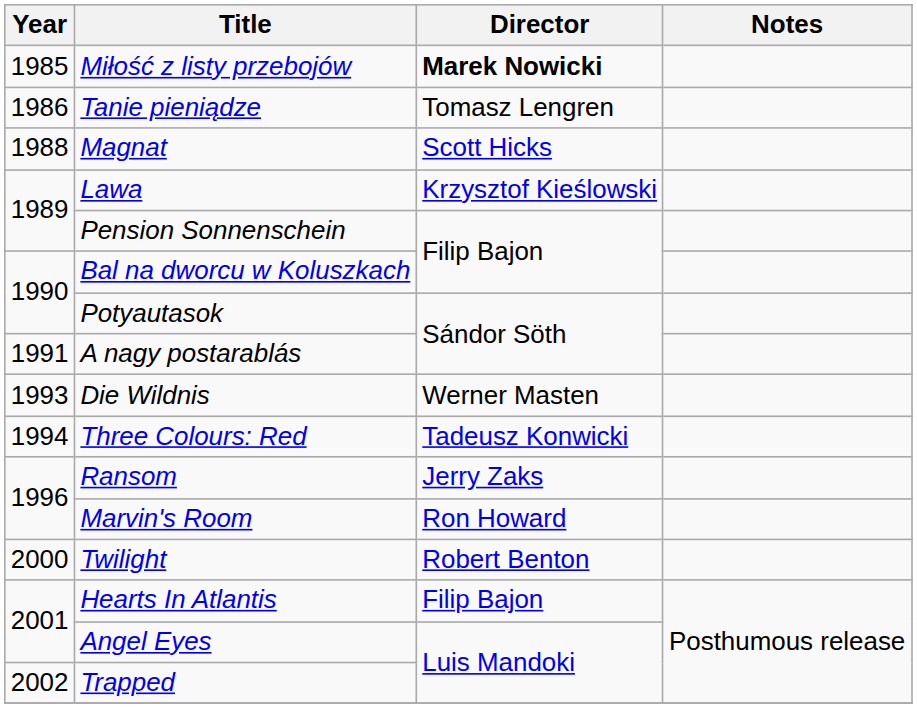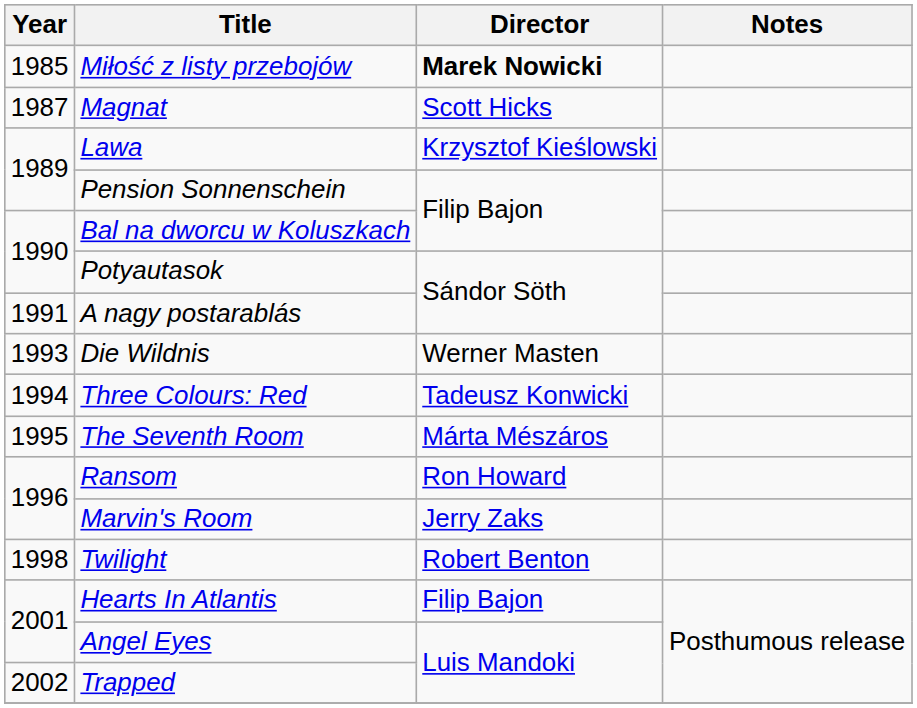- row: (171, 107)
(40, 148) 1988 -> (40, 107) 1987
+ row: (192, 436)
(483, 477) Jerry Zaks -> (494, 477) Ron Howard
(494, 518) Ron Howard -> (483, 518) Jerry Zaks
(40, 559) 2000 -> (40, 559) 1998
